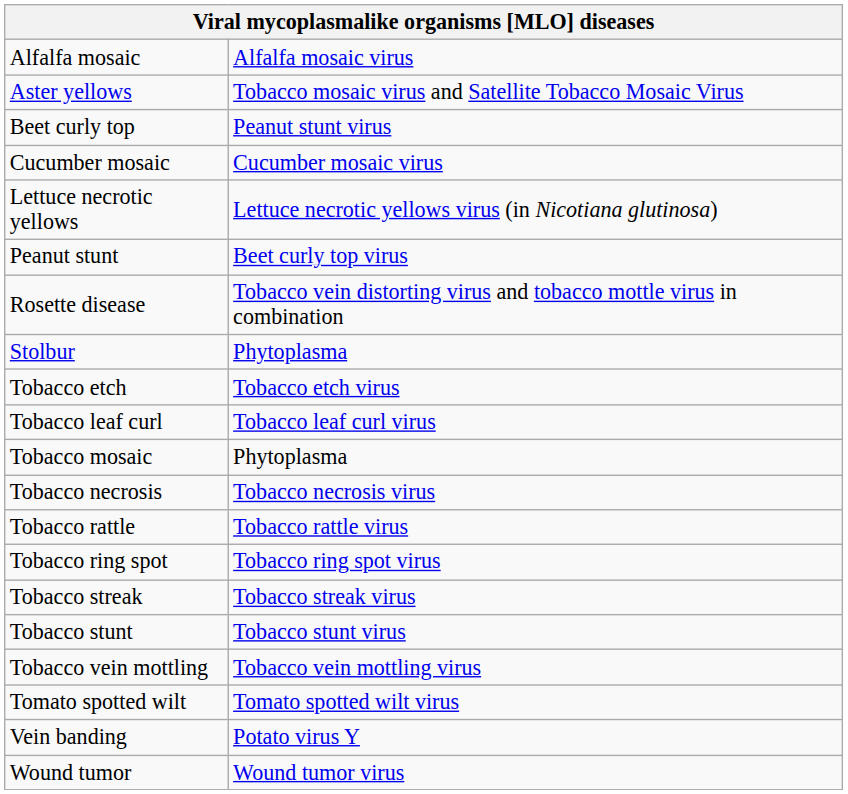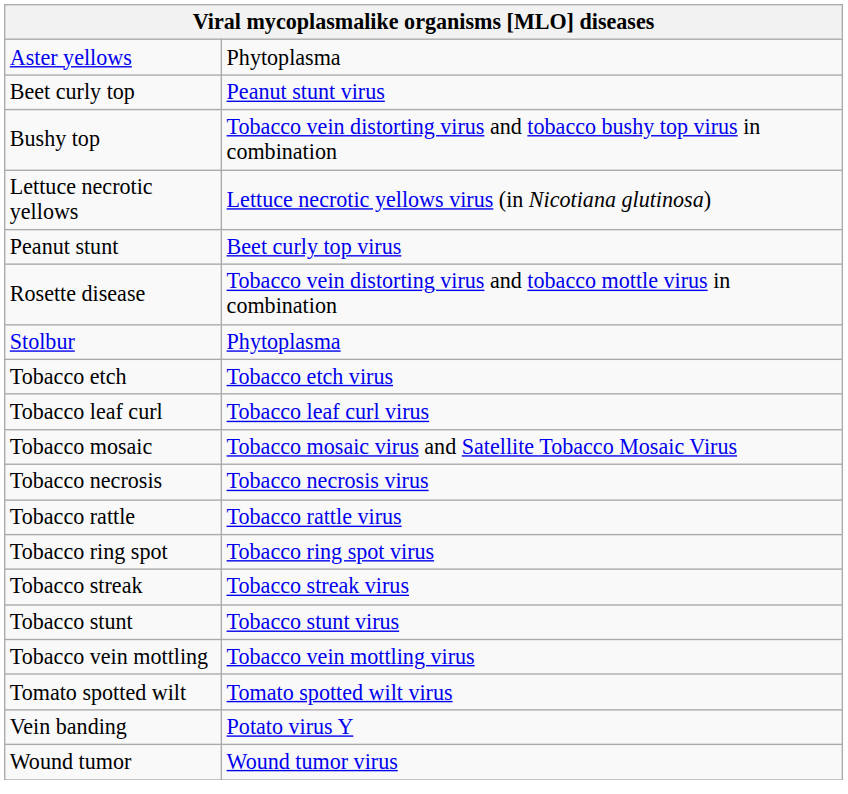- row: (75, 57)
(488, 92) Tobacco mosaic virus and Satellite Tobacco Mosaic Virus -> (284, 57) Phytoplasma
+ row: (55, 139)
- row: (90, 162)
(290, 456) Phytoplasma -> (482, 446) Tobacco mosaic virus and Satellite Tobacco Mosaic Virus
